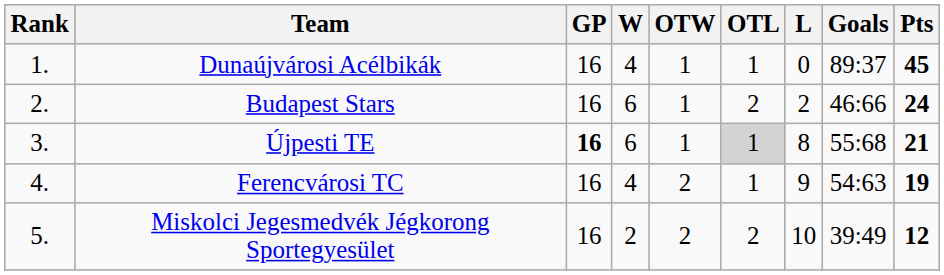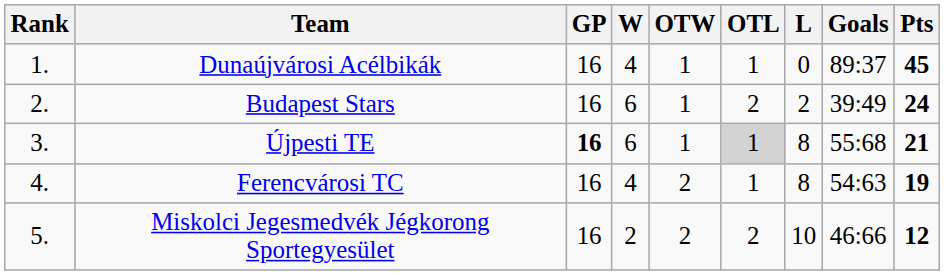(858, 103) 46:66 -> (858, 103) 39:49
(804, 182) 9 -> (804, 182) 8
(858, 236) 39:49 -> (858, 236) 46:66
